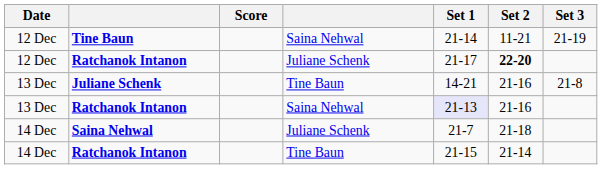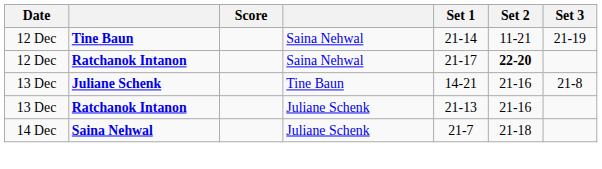(328, 61) Juliane Schenk -> (325, 61) Saina Nehwal
(325, 107) Saina Nehwal -> (328, 107) Juliane Schenk
(461, 107) lavender background -> (461, 107) no background
- row: (37, 153)
